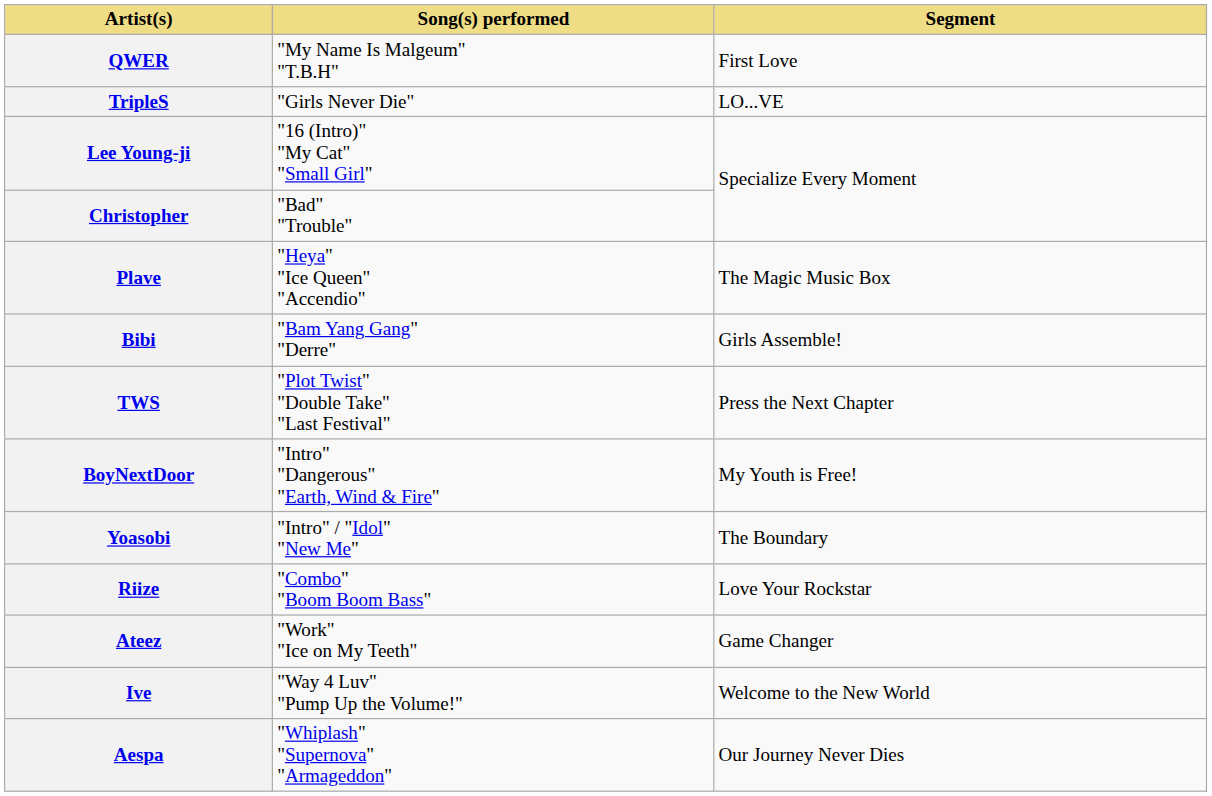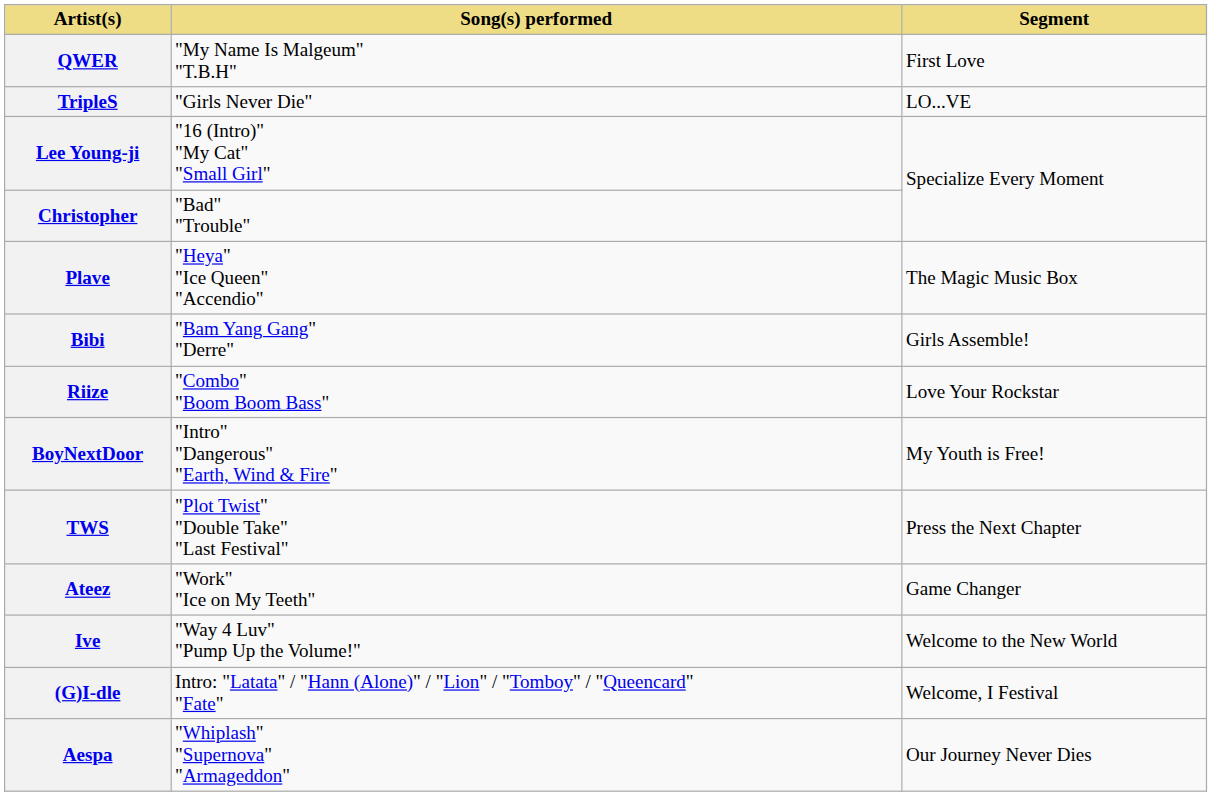rows swapped: (139, 402) <-> (139, 589)
- row: (139, 537)
+ row: (88, 692)
